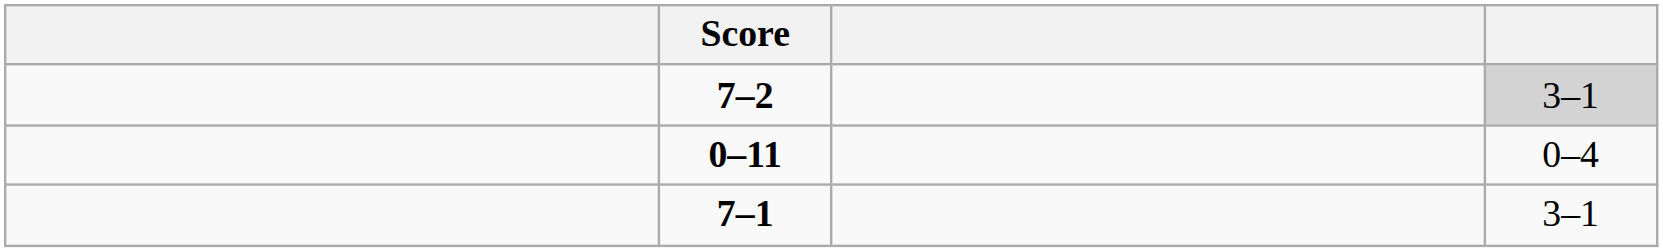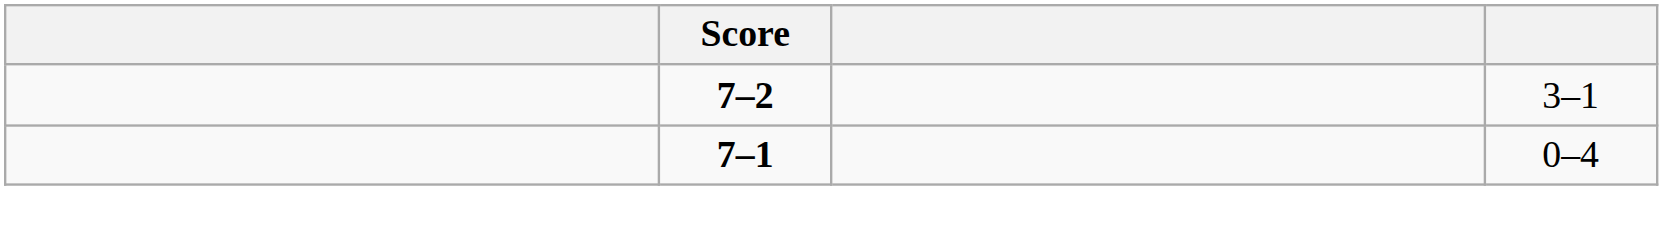(1571, 94) lightgrey background -> (1571, 94) no background
- row: (745, 154)
(1571, 214) 3–1 -> (1571, 154) 0–4
